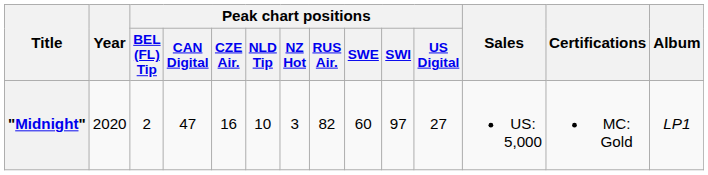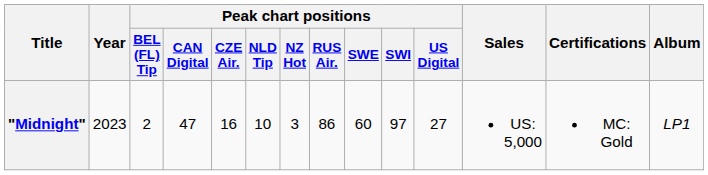(110, 124) 2020 -> (110, 124) 2023
(327, 124) 82 -> (327, 124) 86
